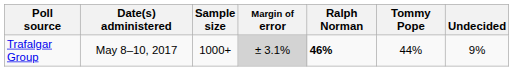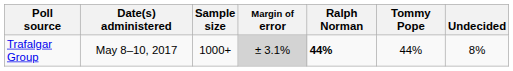(321, 50) 46% -> (321, 50) 44%
(477, 50) 9% -> (477, 50) 8%
